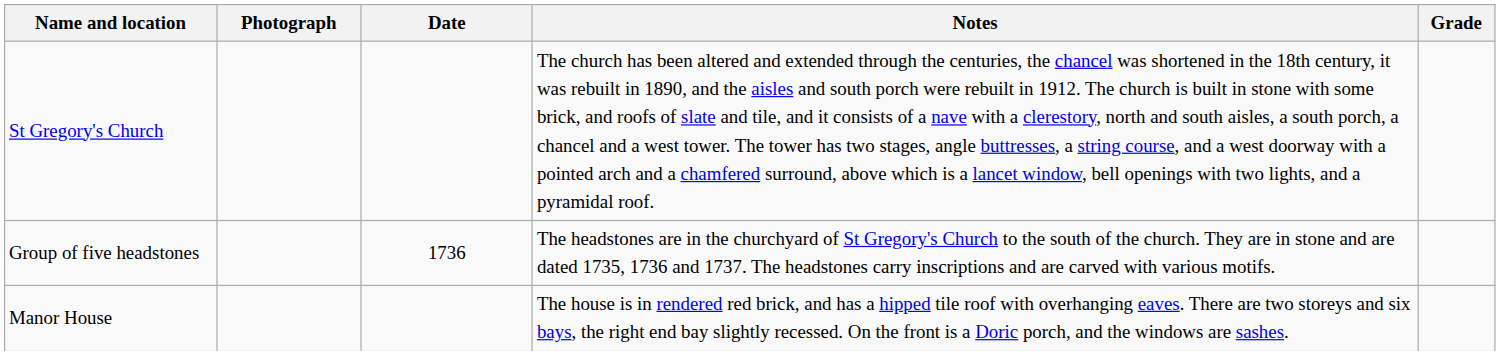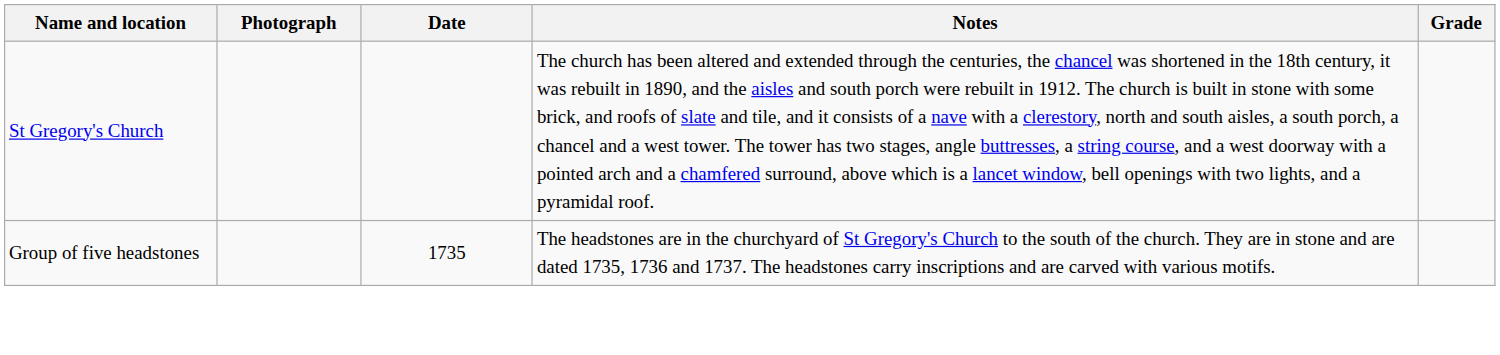(447, 252) 1736 -> (447, 252) 1735
- row: (61, 318)
